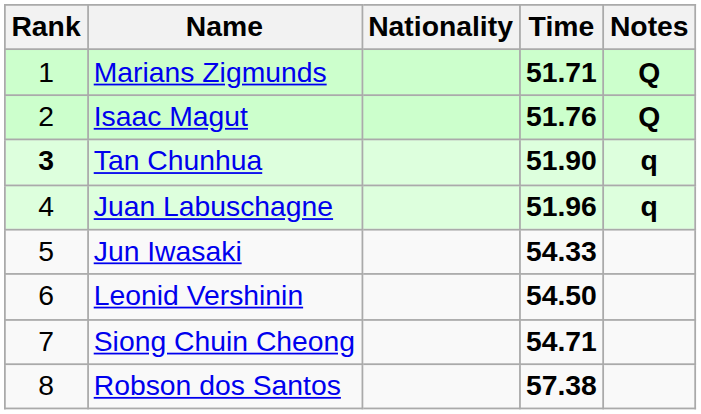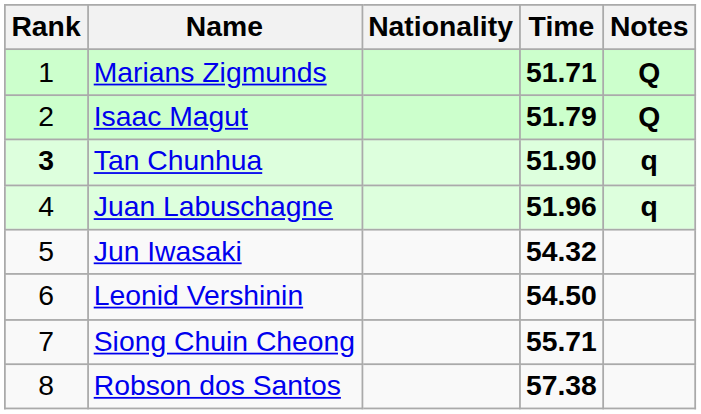(561, 116) 51.76 -> (561, 116) 51.79
(561, 251) 54.33 -> (561, 251) 54.32
(561, 341) 54.71 -> (561, 341) 55.71
